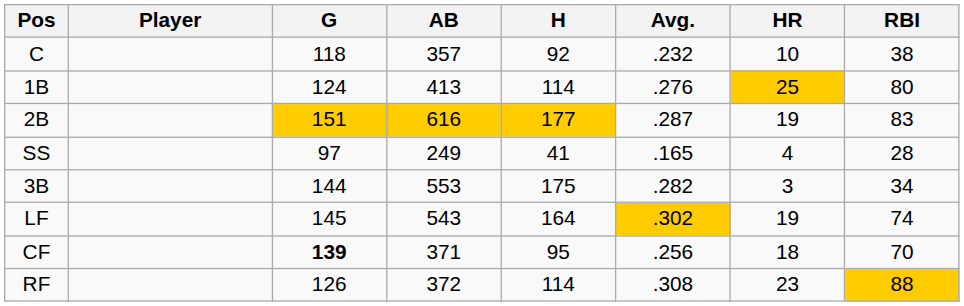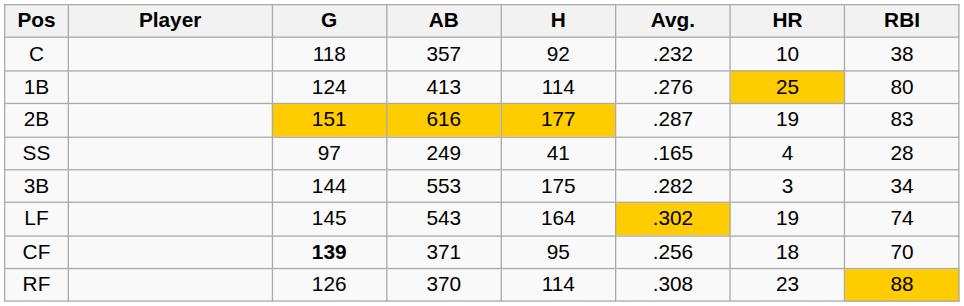(444, 284) 372 -> (444, 284) 370
